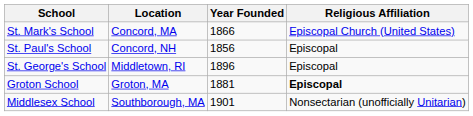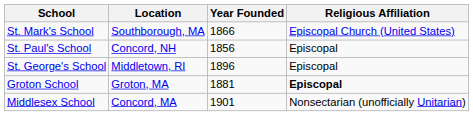(144, 31) Concord, MA -> (158, 31) Southborough, MA
(158, 102) Southborough, MA -> (144, 102) Concord, MA
